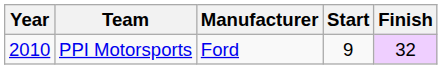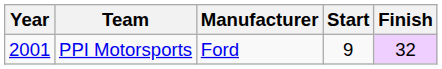(30, 49) 2010 -> (30, 49) 2001
